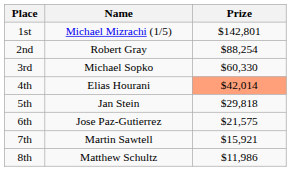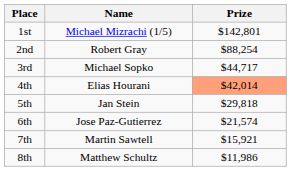(239, 67) $60,330 -> (239, 67) $44,717
(239, 121) $21,575 -> (239, 121) $21,574
